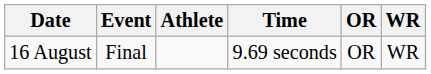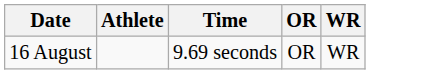- column: (126, 20)
